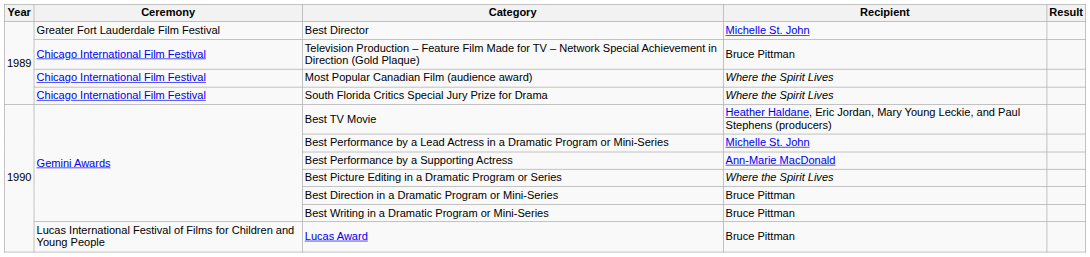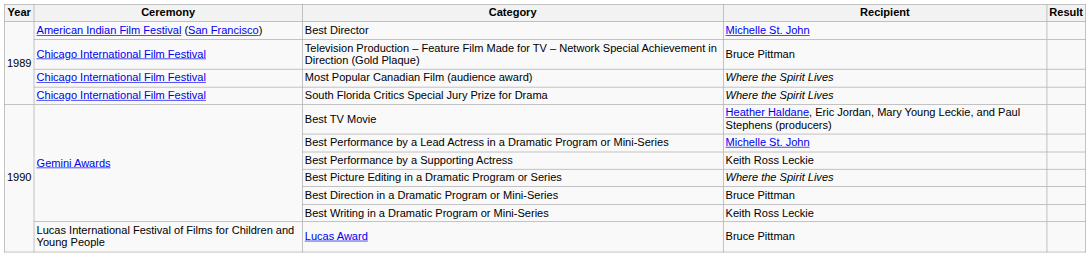(128, 30) Greater Fort Lauderdale Film Festival -> (149, 30) American Indian Film Festival (San Francisco)
(780, 160) Ann-Marie MacDonald -> (770, 160) Keith Ross Leckie
(760, 213) Bruce Pittman -> (770, 213) Keith Ross Leckie
